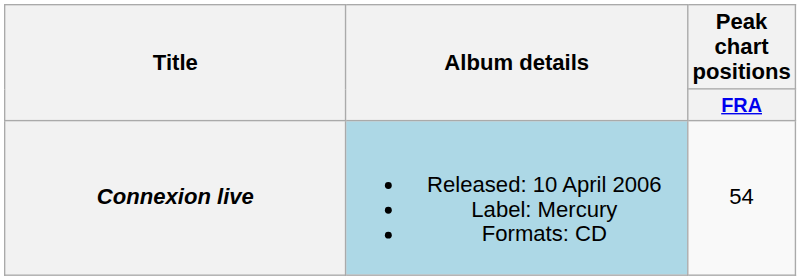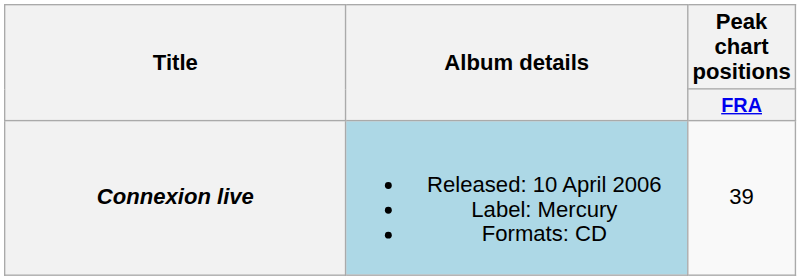(742, 197) 54 -> (742, 197) 39
